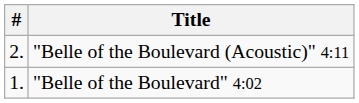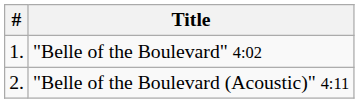rows swapped: (147, 82) <-> (191, 51)
